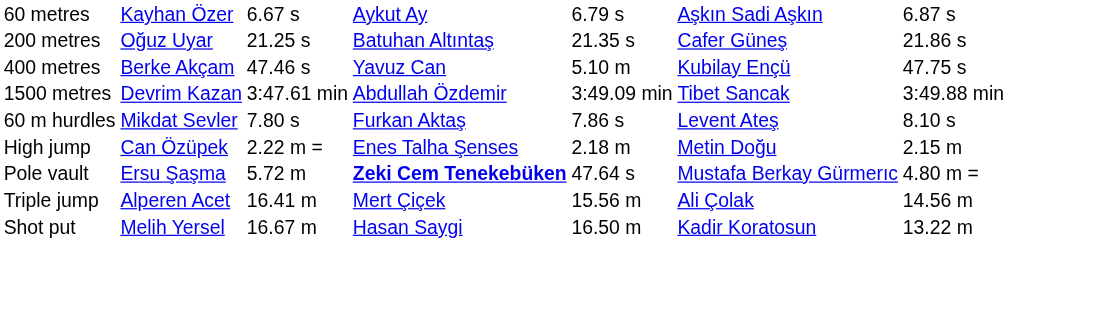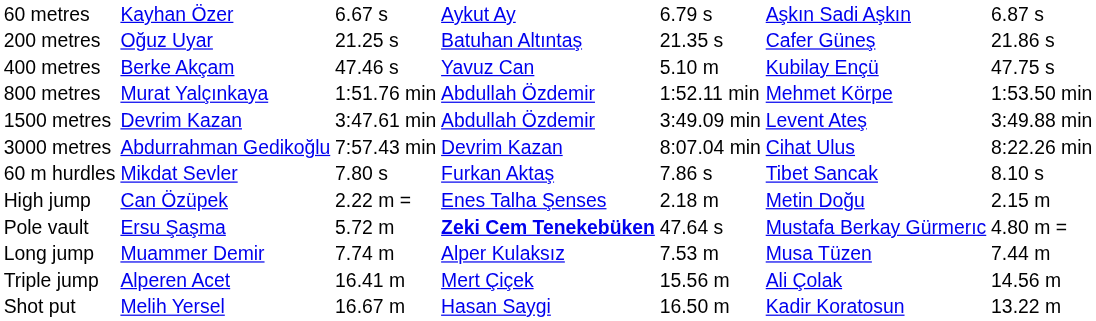+ row: (52, 94)
(734, 94) Tibet Sancak -> (816, 120) Levent Ateş
+ row: (57, 147)
(728, 120) Levent Ateş -> (822, 174) Tibet Sancak
+ row: (49, 253)
